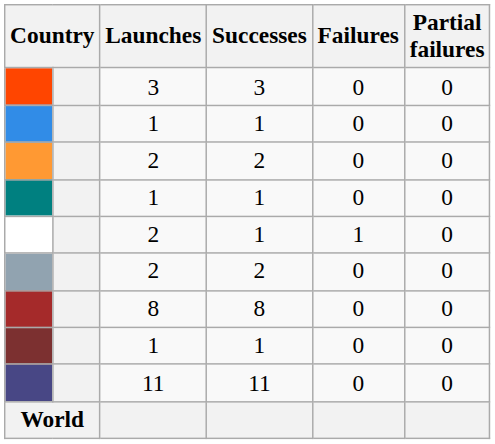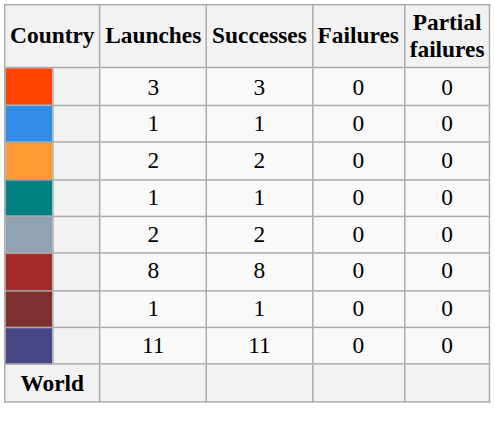- row: (153, 234)
